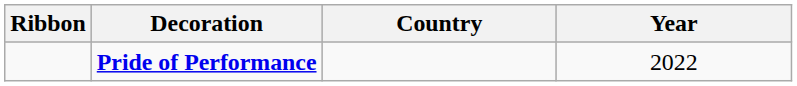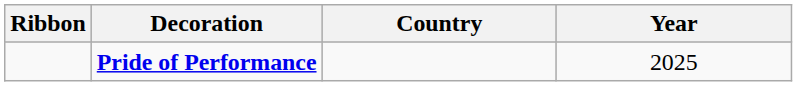(674, 61) 2022 -> (674, 61) 2025
